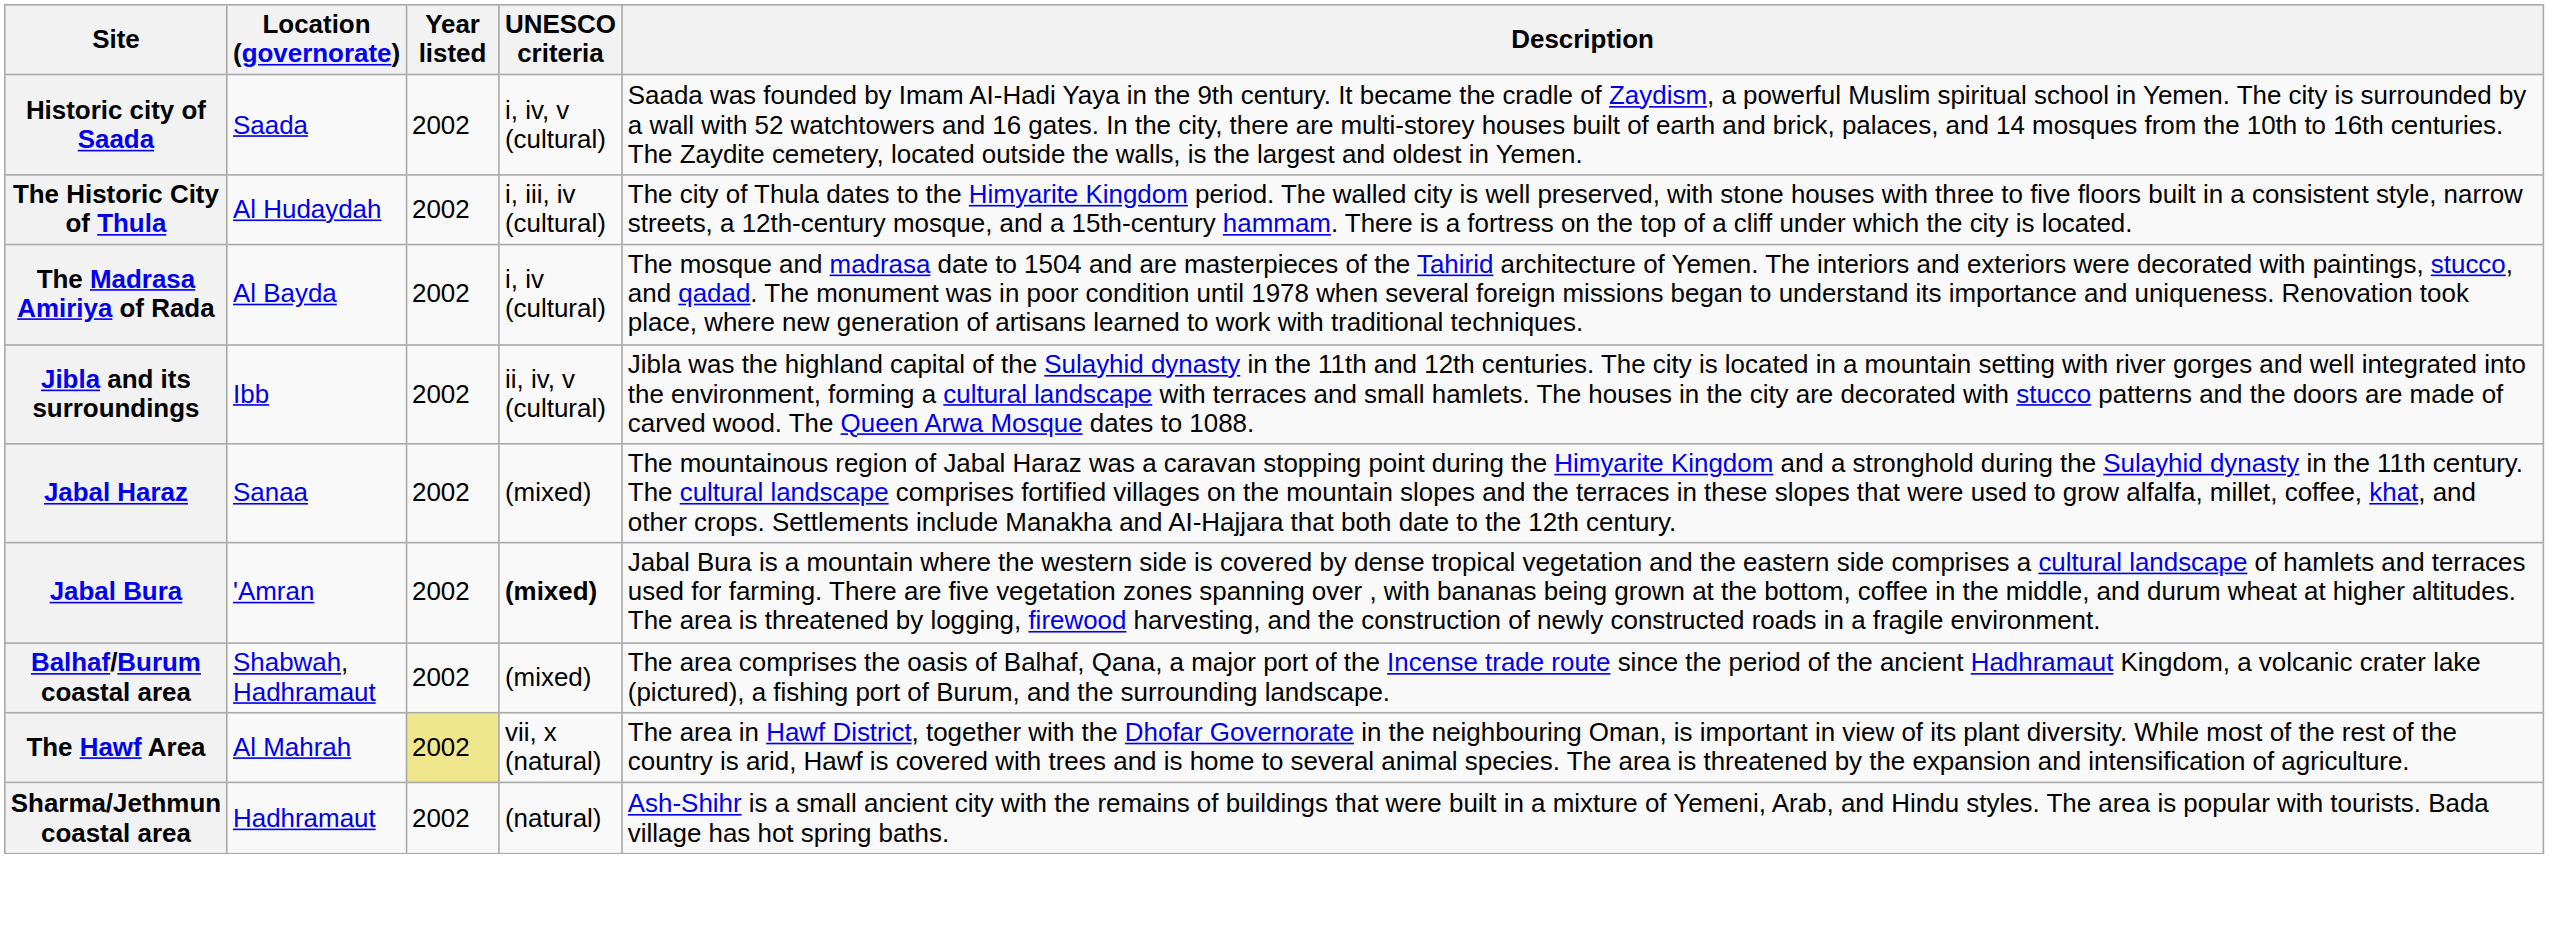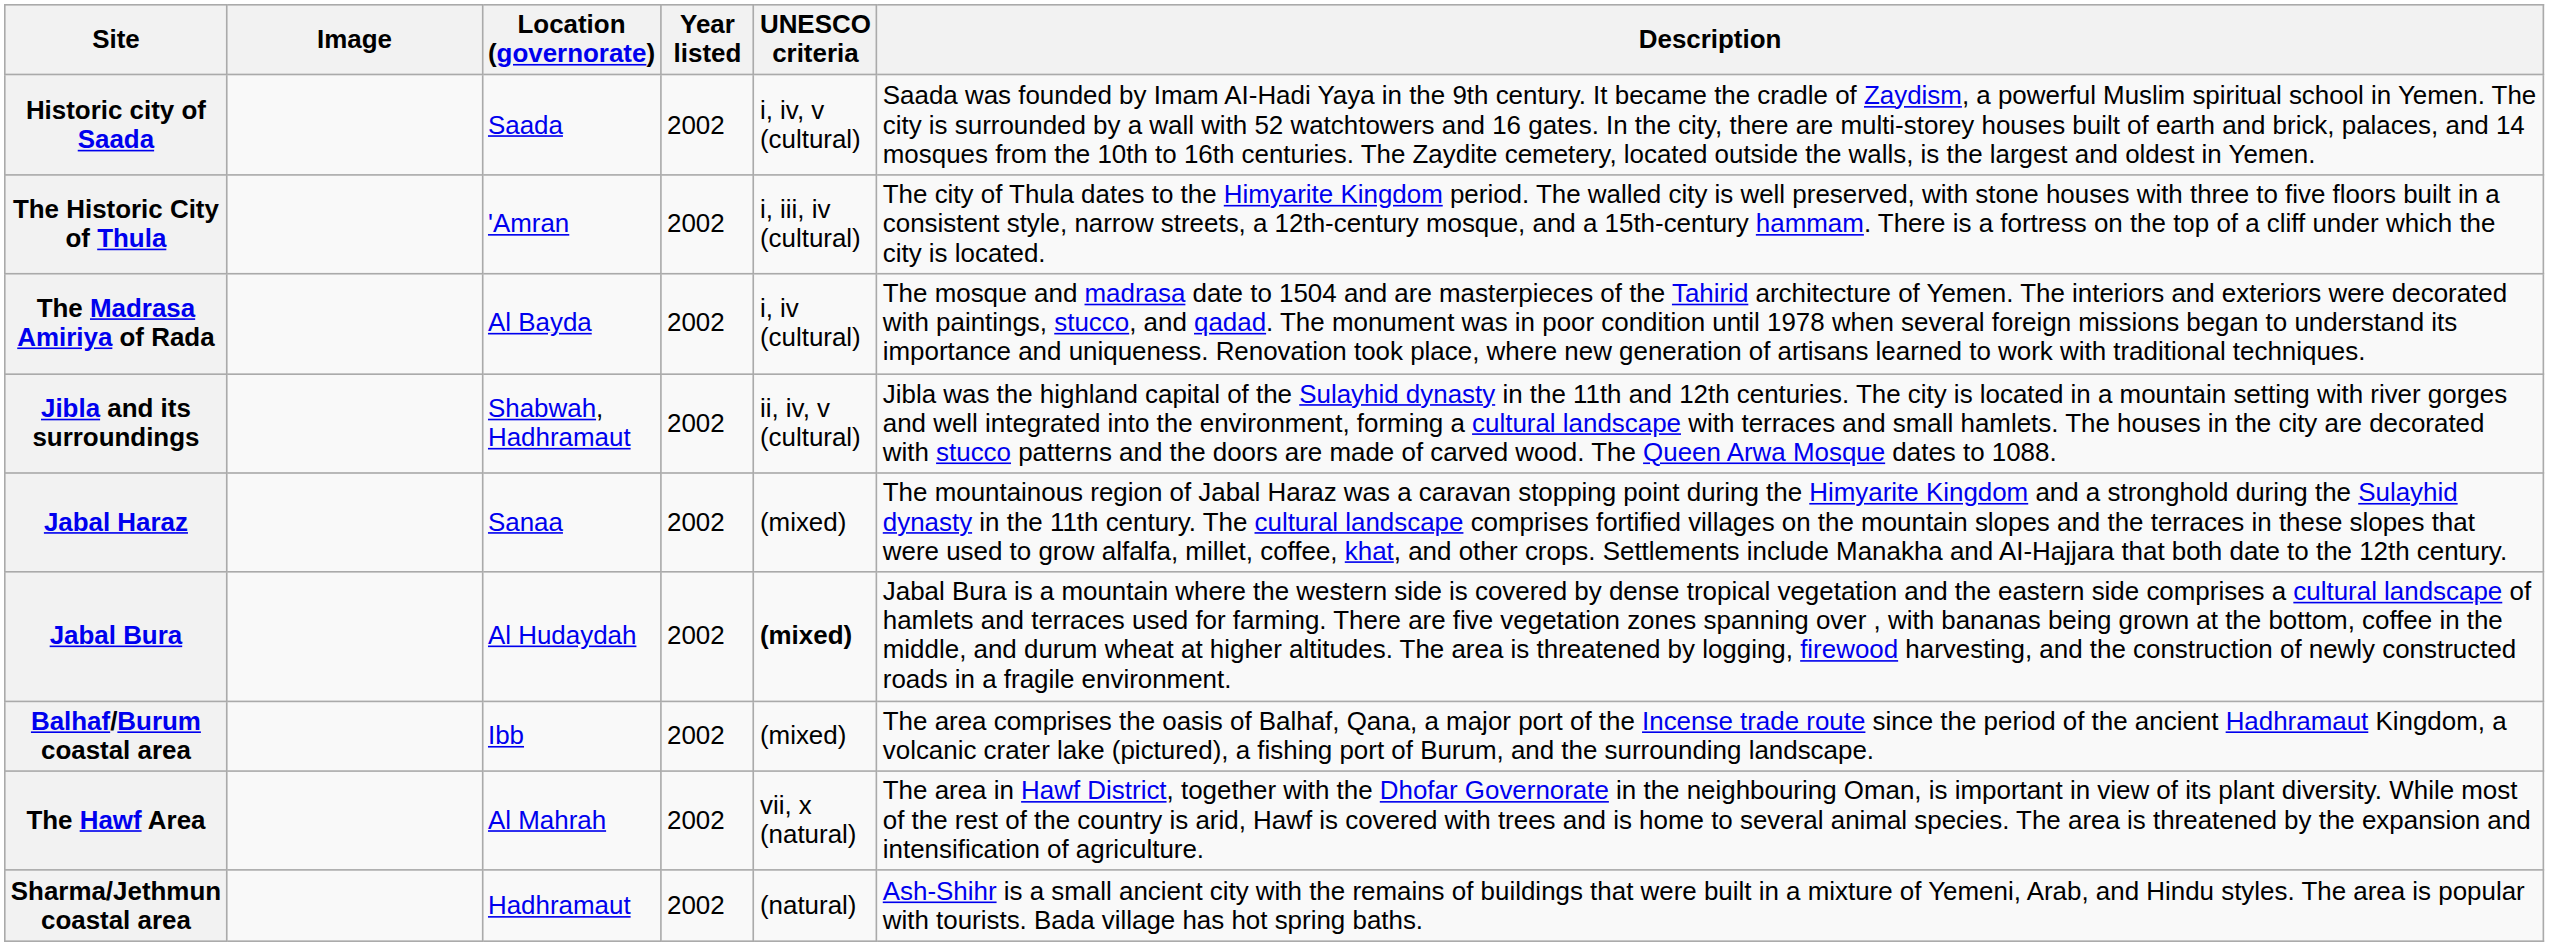+ column: (355, 39)
(307, 209) Al Hudaydah -> (529, 223) 'Amran
(251, 393) Ibb -> (559, 422) Shabwah, Hadhramaut
(274, 592) 'Amran -> (562, 636) Al Hudaydah
(304, 677) Shabwah, Hadhramaut -> (506, 735) Ibb
(441, 747) khaki background -> (696, 820) no background
